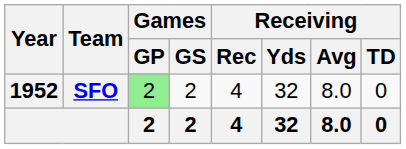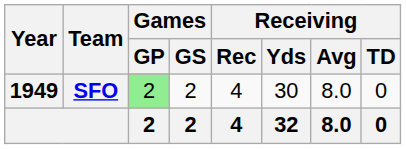(34, 90) 1952 -> (34, 90) 1949
(286, 90) 32 -> (286, 90) 30
